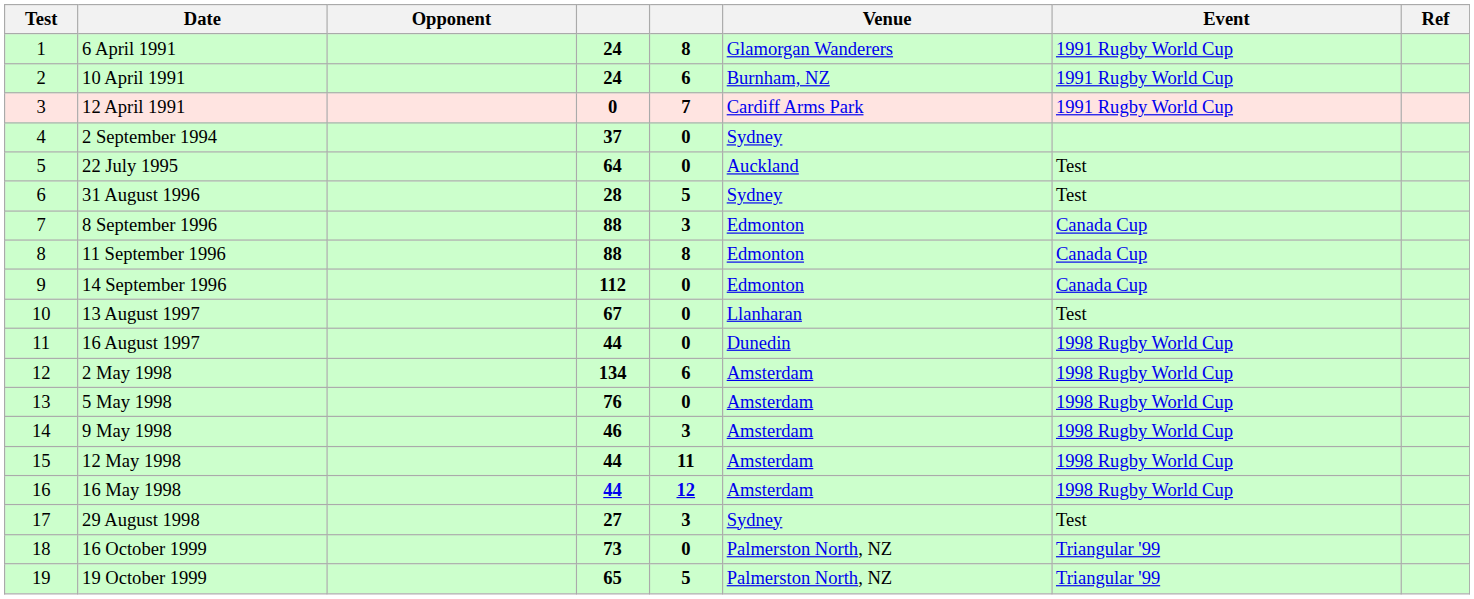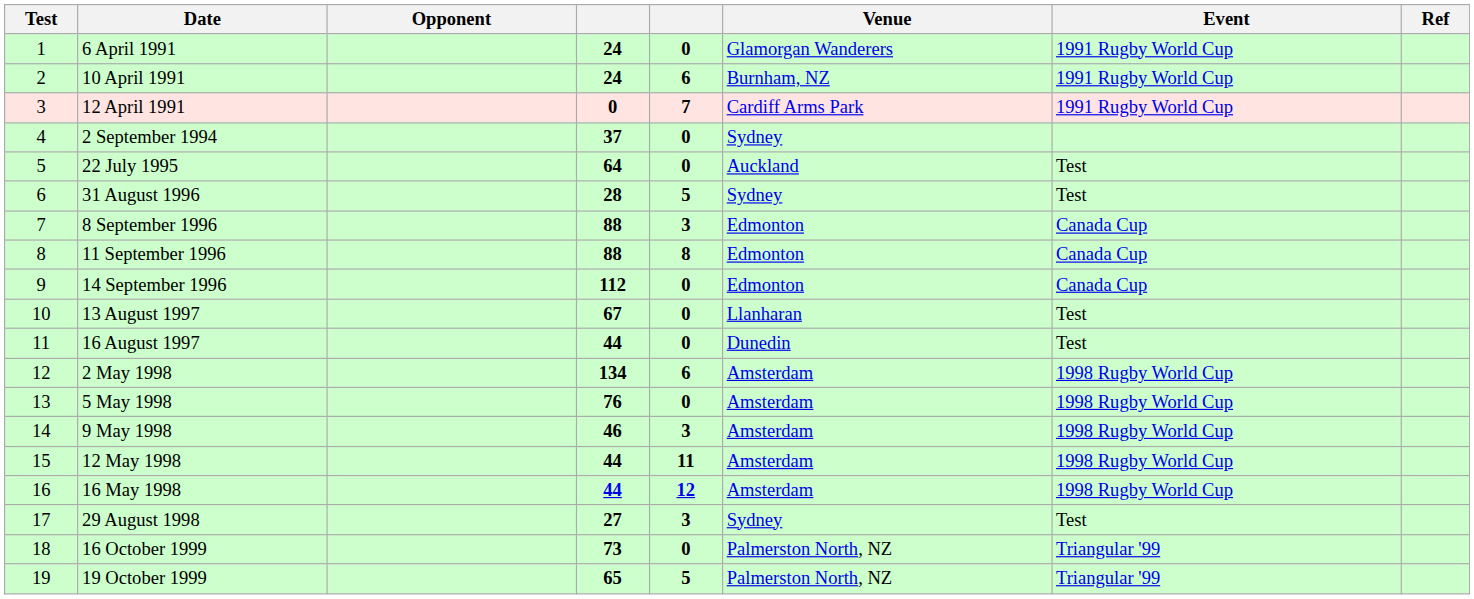(686, 48) 8 -> (686, 48) 0
(1145, 343) 1998 Rugby World Cup -> (1071, 343) Test
